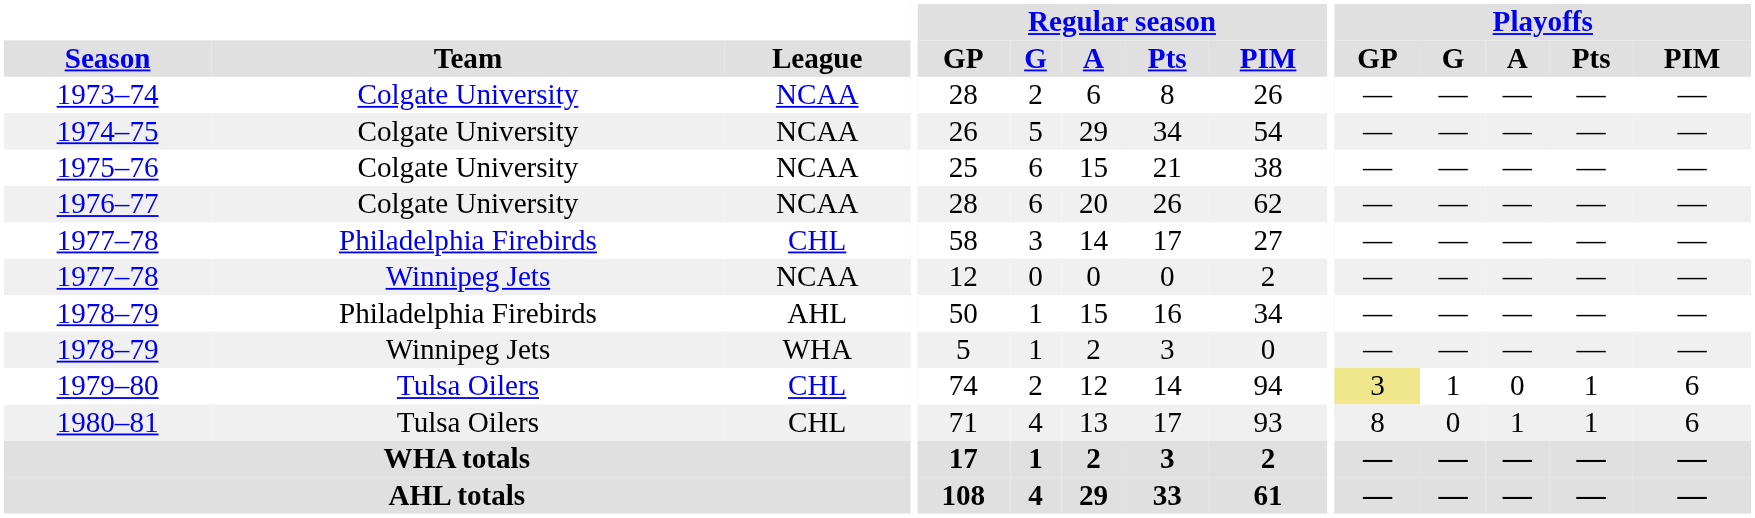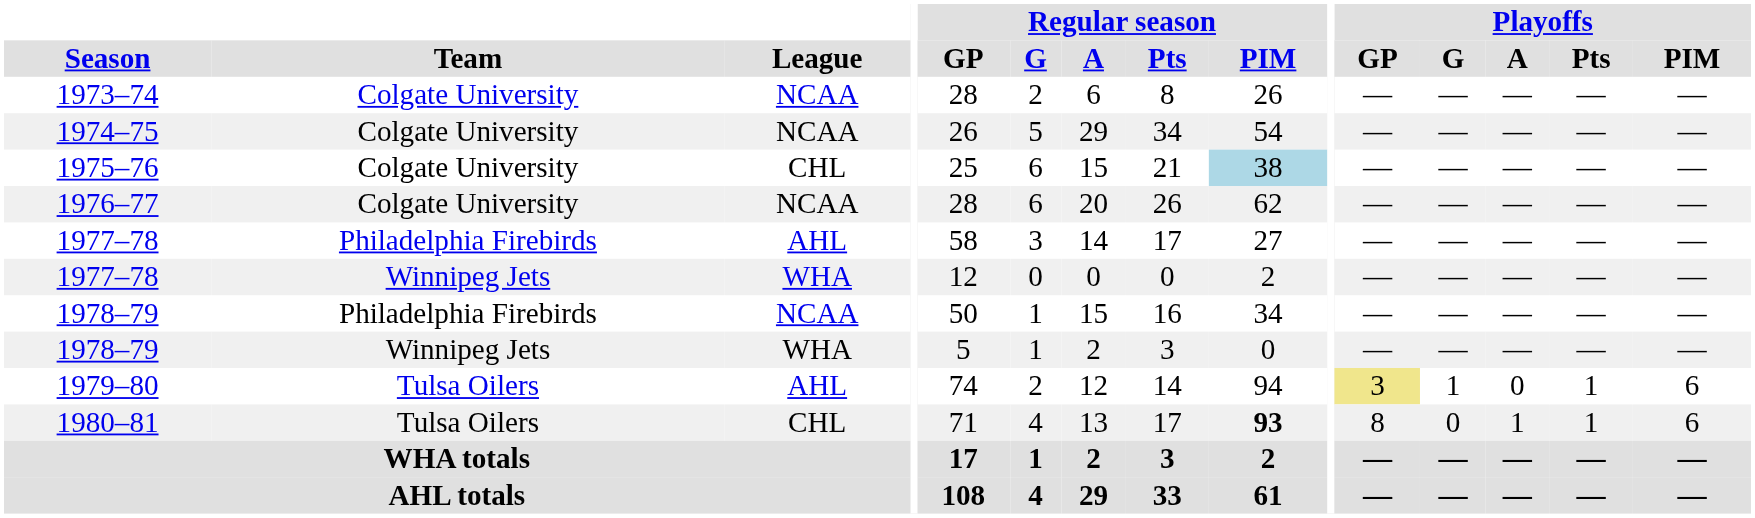(817, 167) NCAA -> (817, 167) CHL
(1268, 167) no background -> (1268, 167) lightblue background
(817, 240) CHL -> (817, 240) AHL
(817, 276) NCAA -> (817, 276) WHA
(817, 312) AHL -> (817, 312) NCAA
(817, 385) CHL -> (817, 385) AHL
(1268, 422) normal -> (1268, 422) bold
